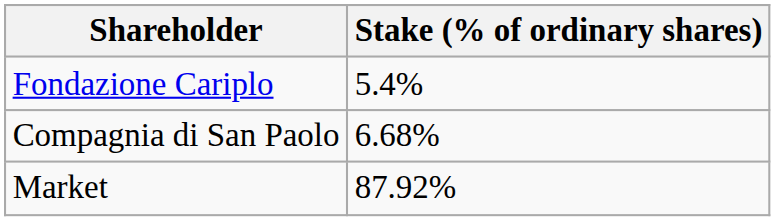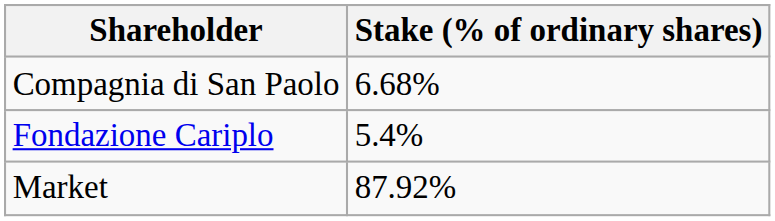rows swapped: (143, 82) <-> (176, 135)
